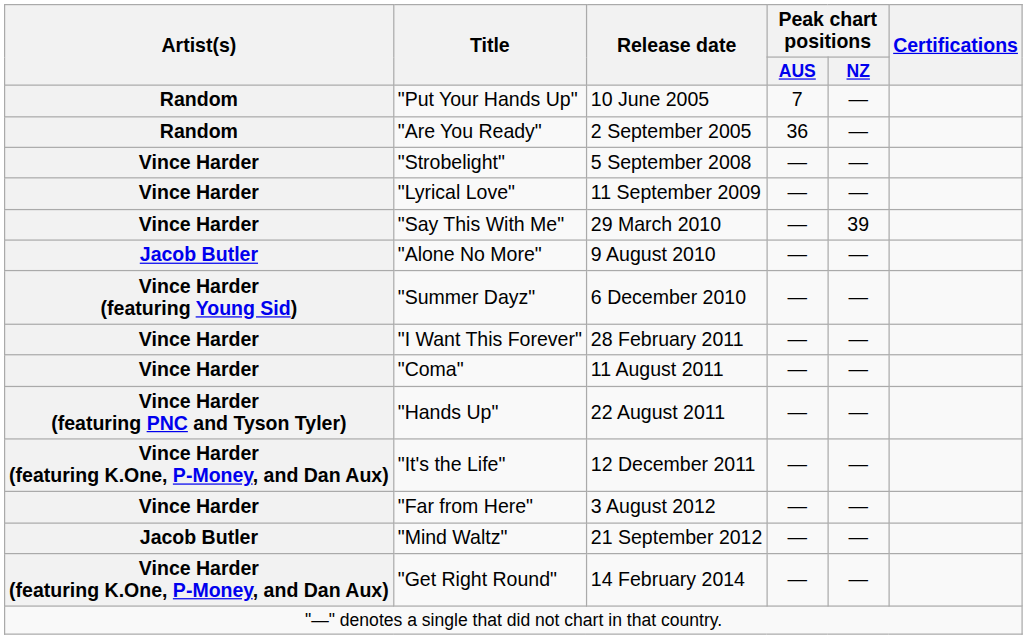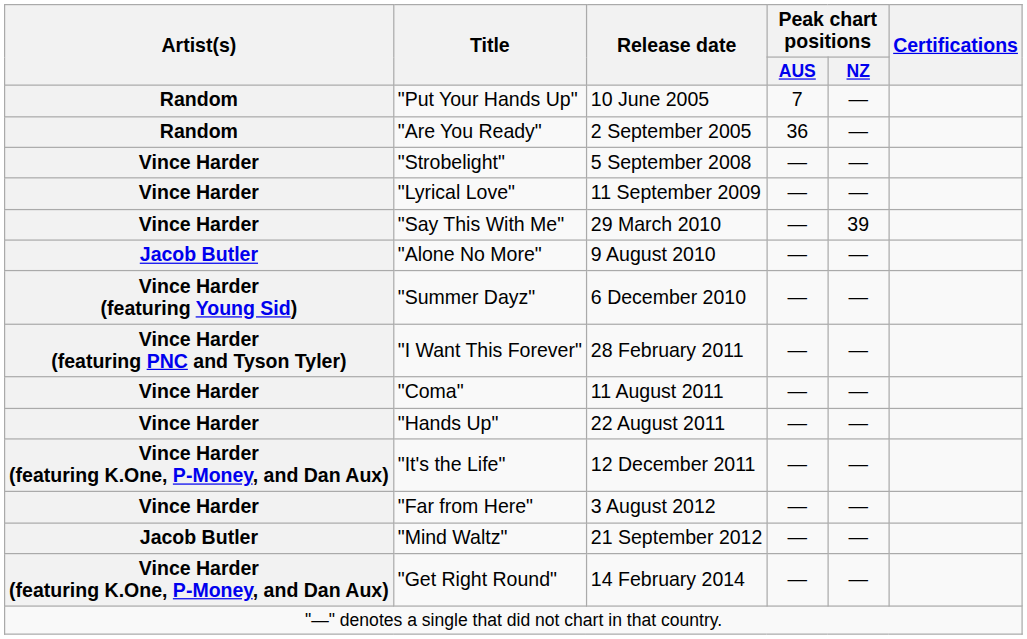(199, 339) Vince Harder -> (199, 350) Vince Harder (featuring PNC and Tyson Tyler)
(199, 412) Vince Harder (featuring PNC and Tyson Tyler) -> (199, 423) Vince Harder
